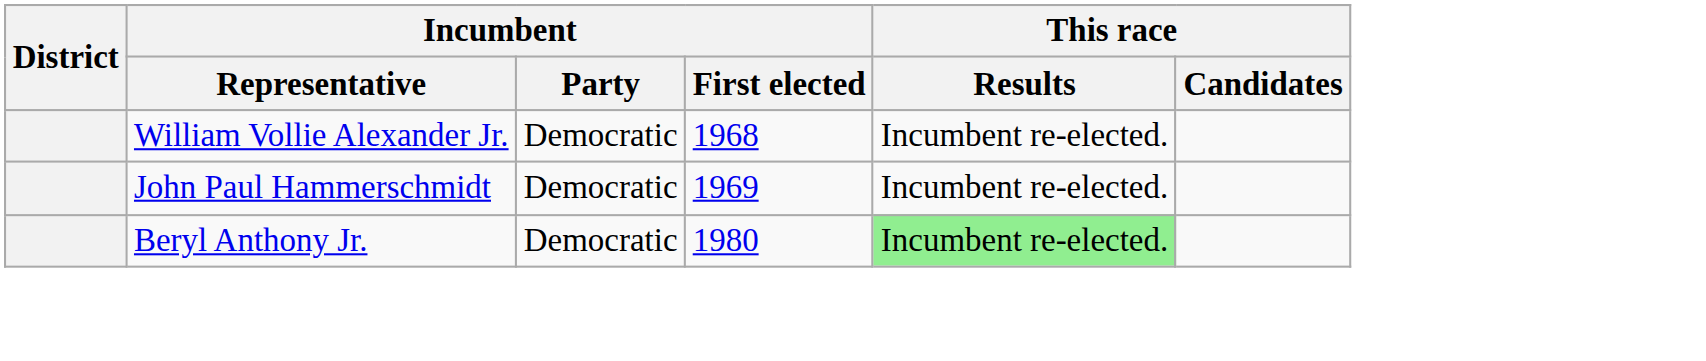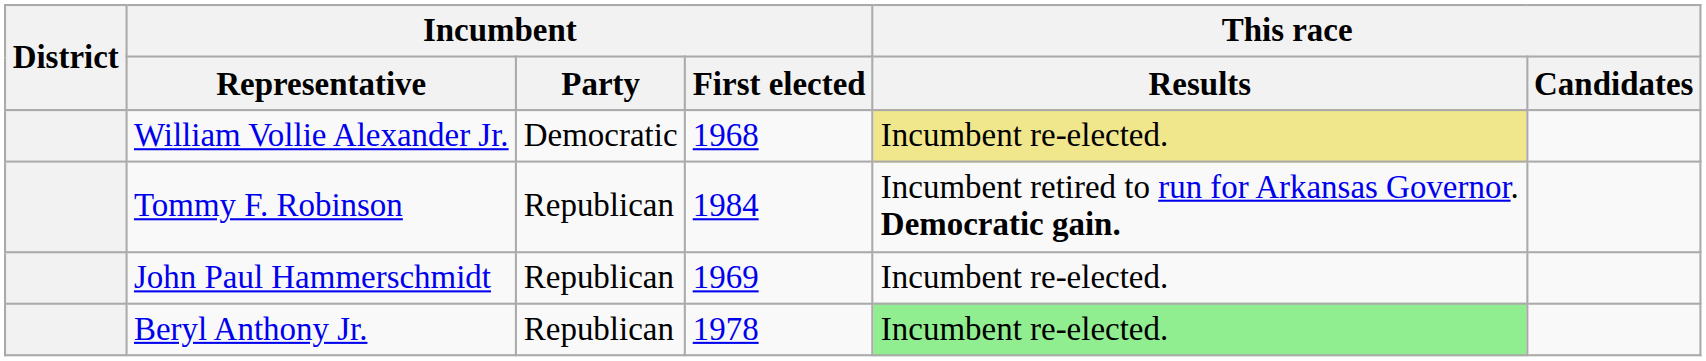(1025, 135) no background -> (1025, 135) khaki background
+ row: (268, 205)
(601, 187) Democratic -> (599, 276) Republican
(601, 239) Democratic -> (599, 329) Republican
(726, 239) 1980 -> (726, 329) 1978
